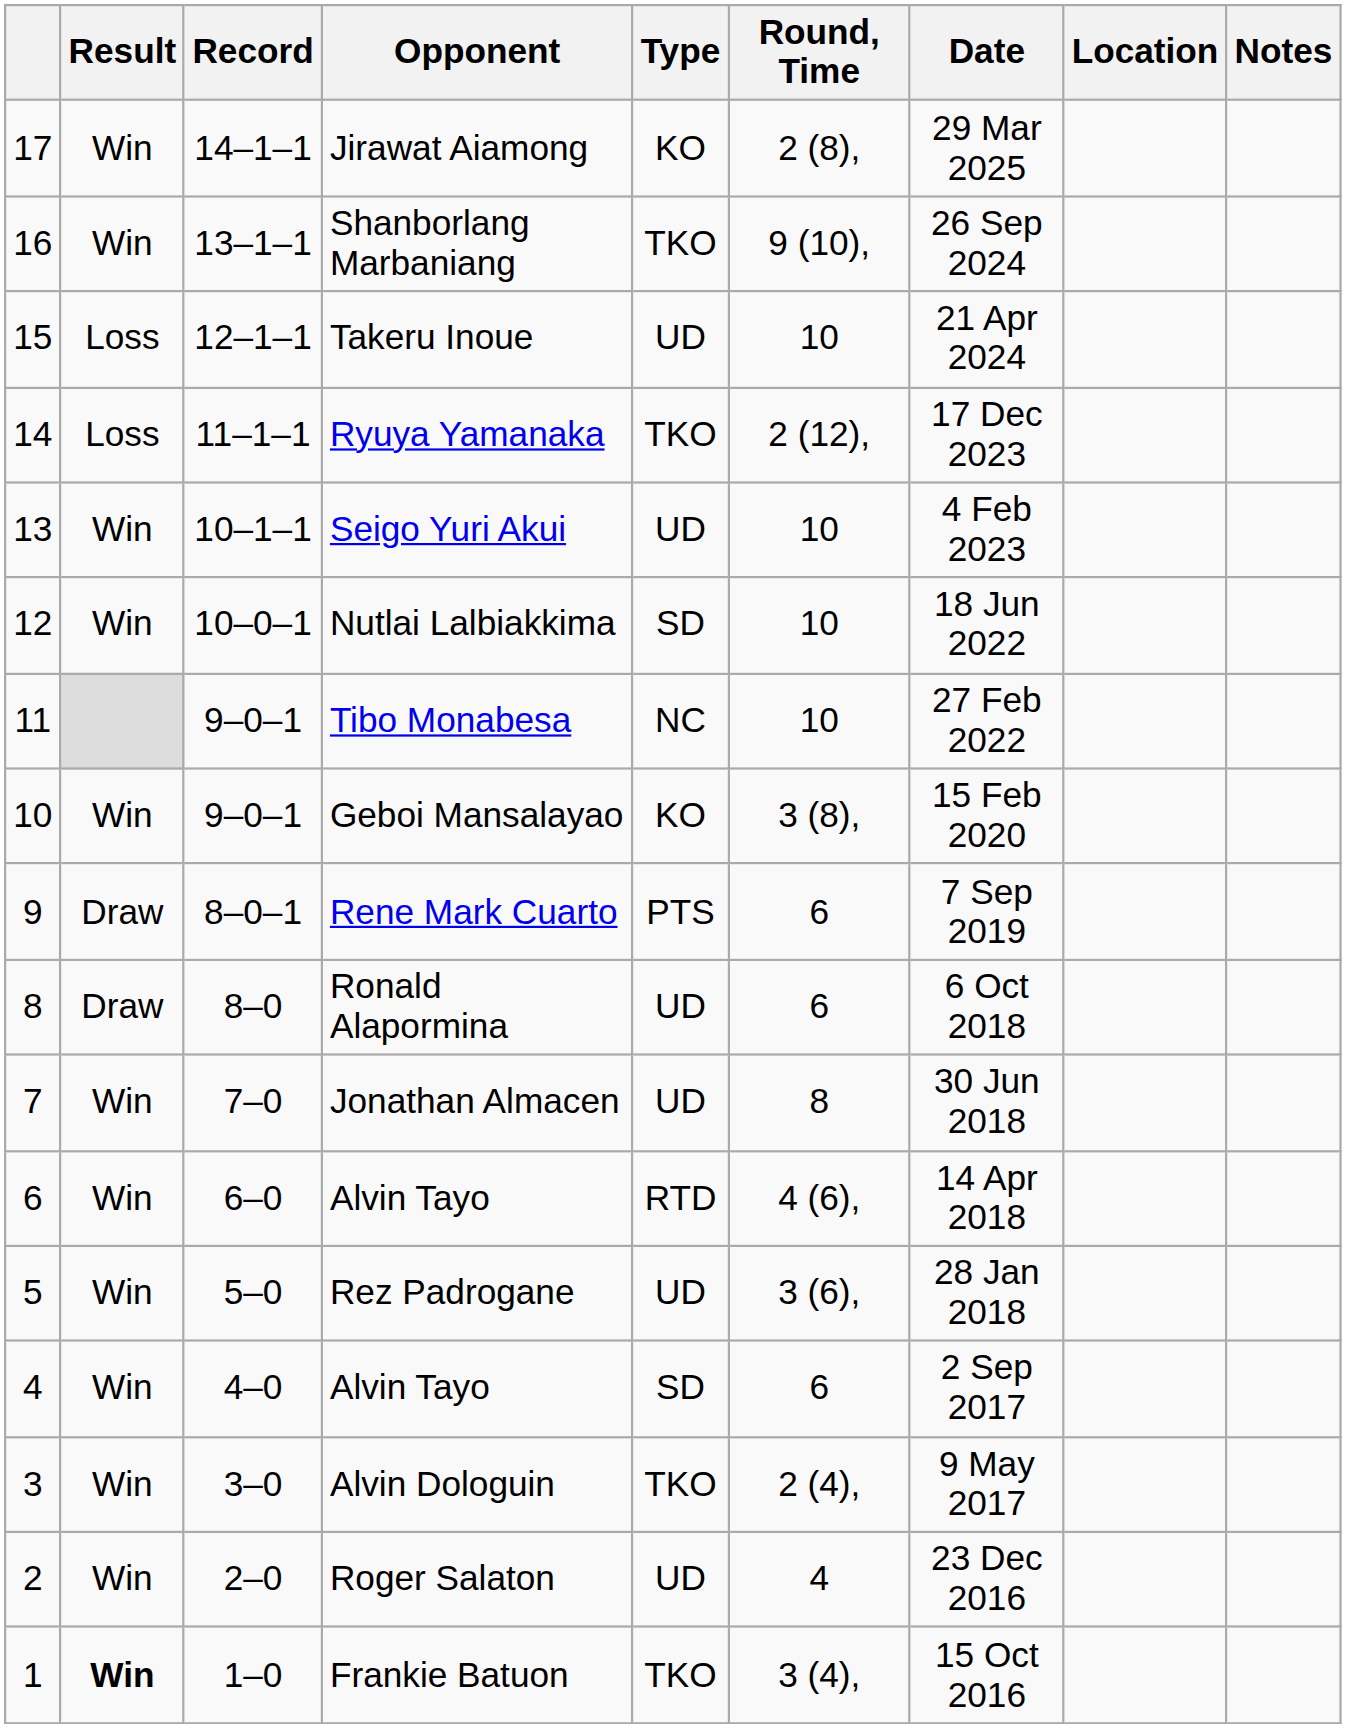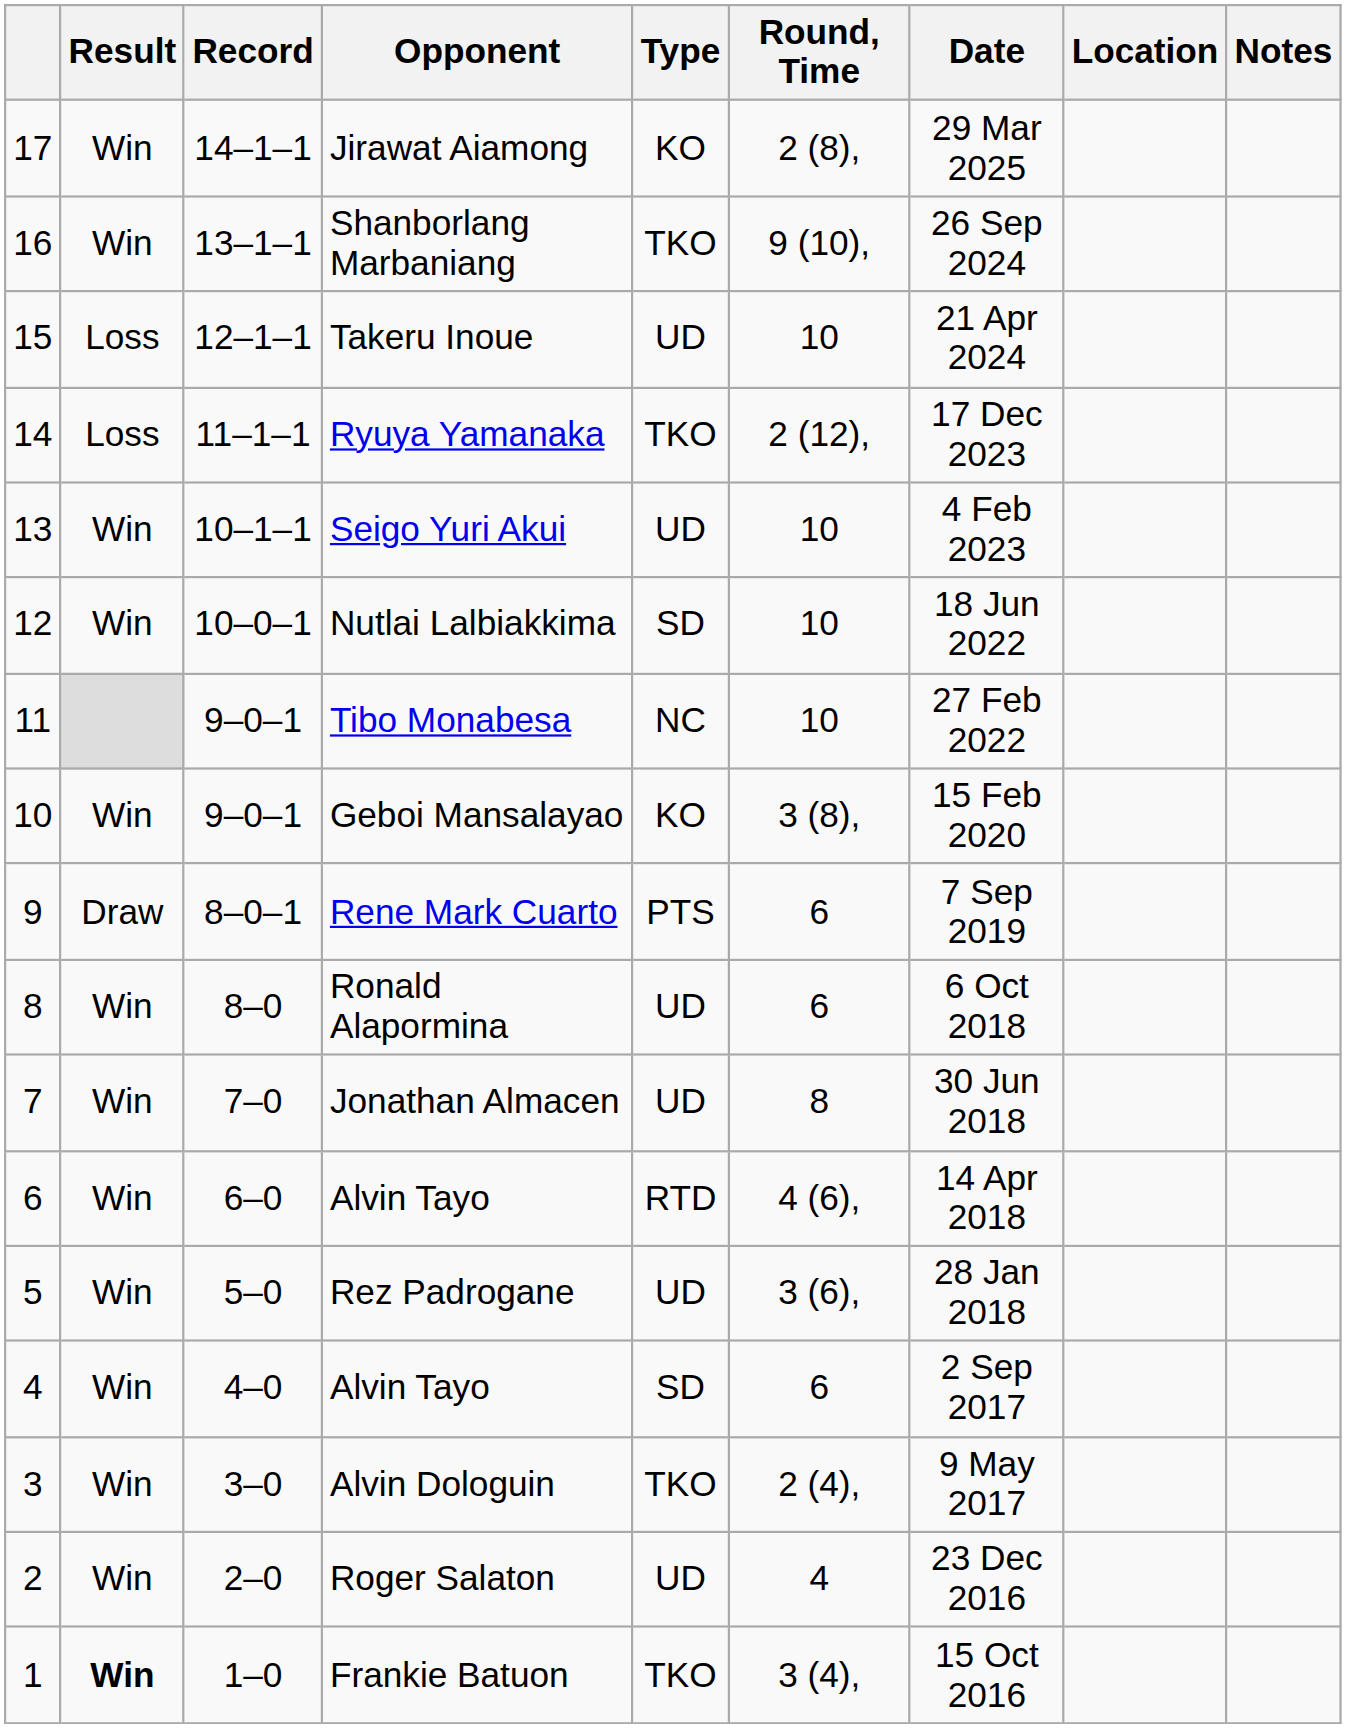(122, 1006) Draw -> (122, 1006) Win
